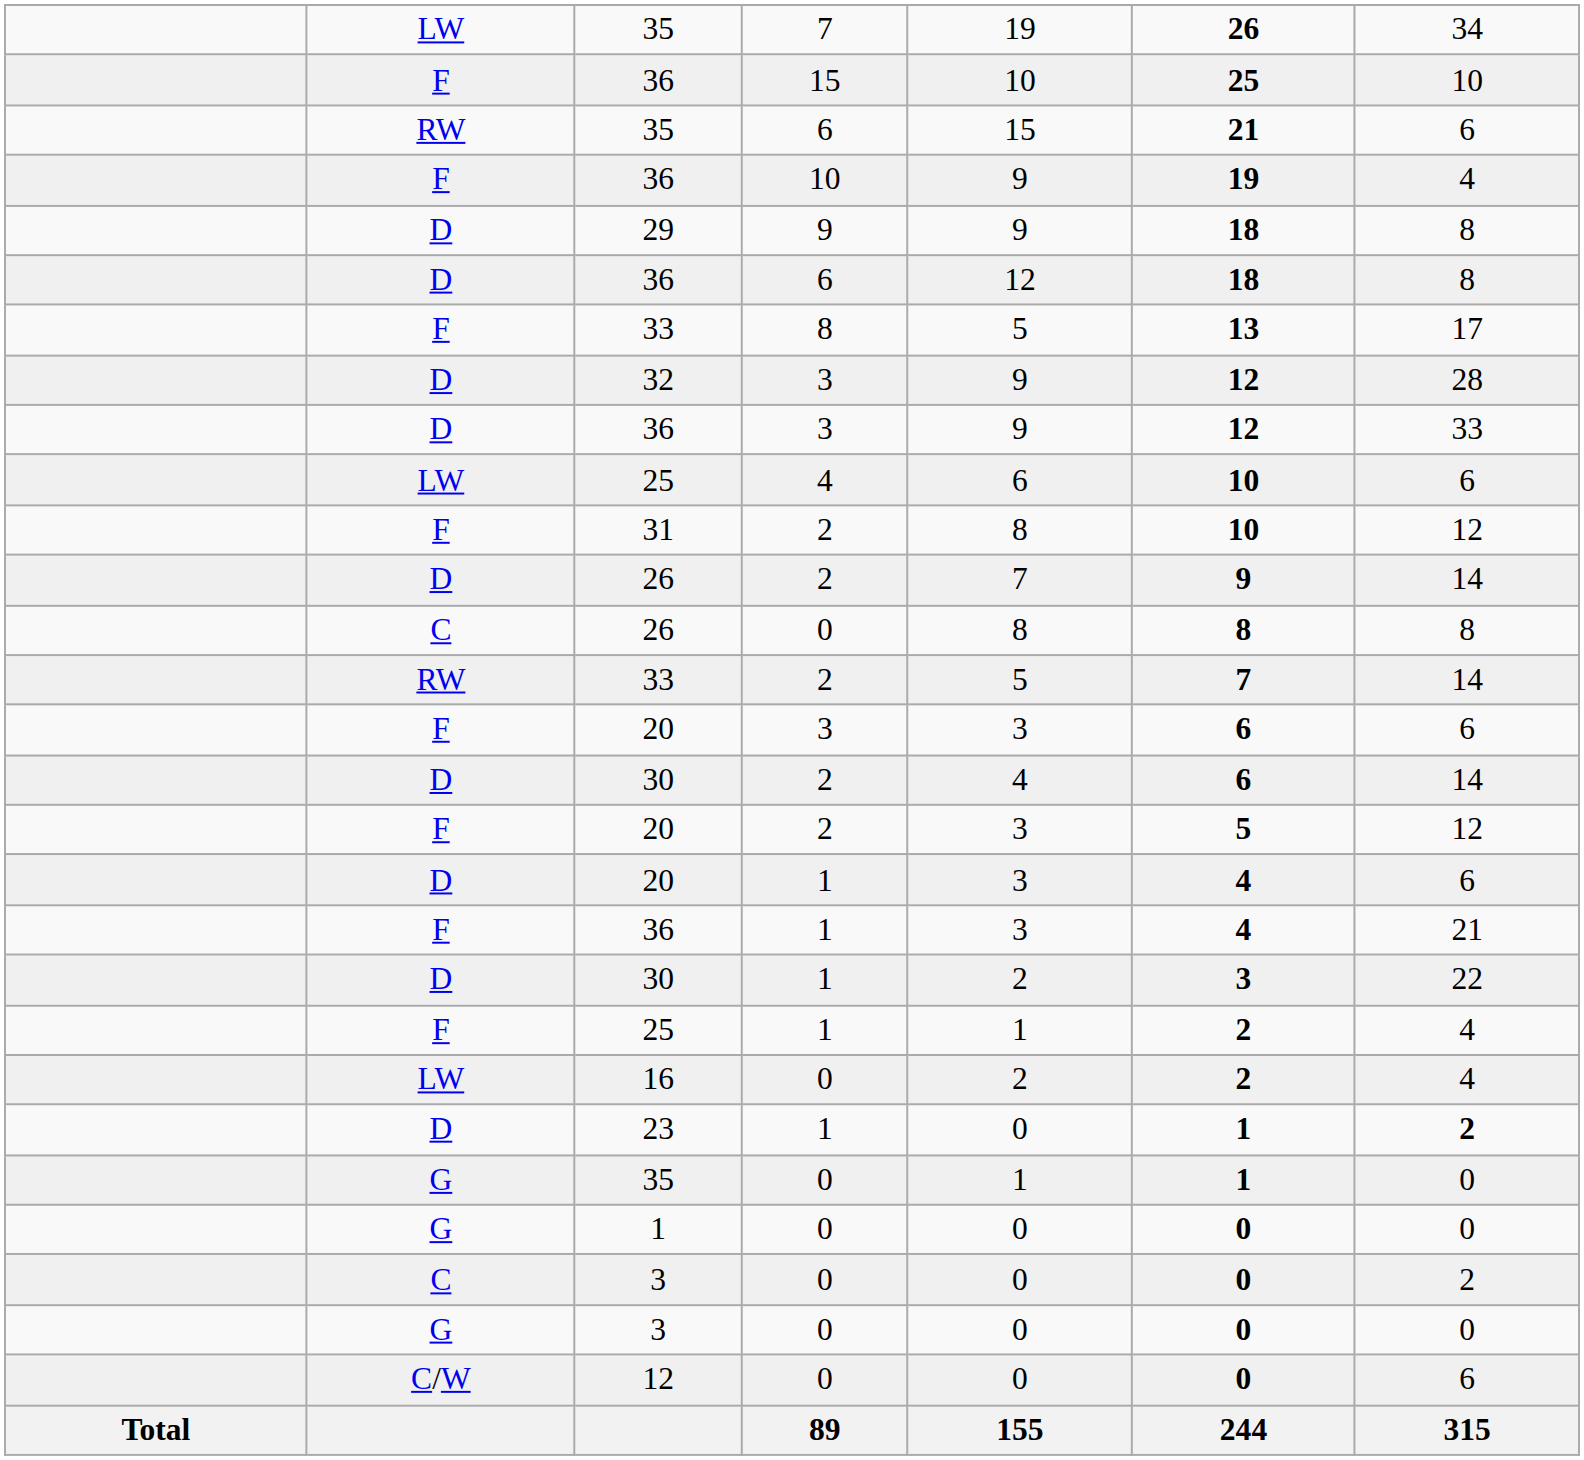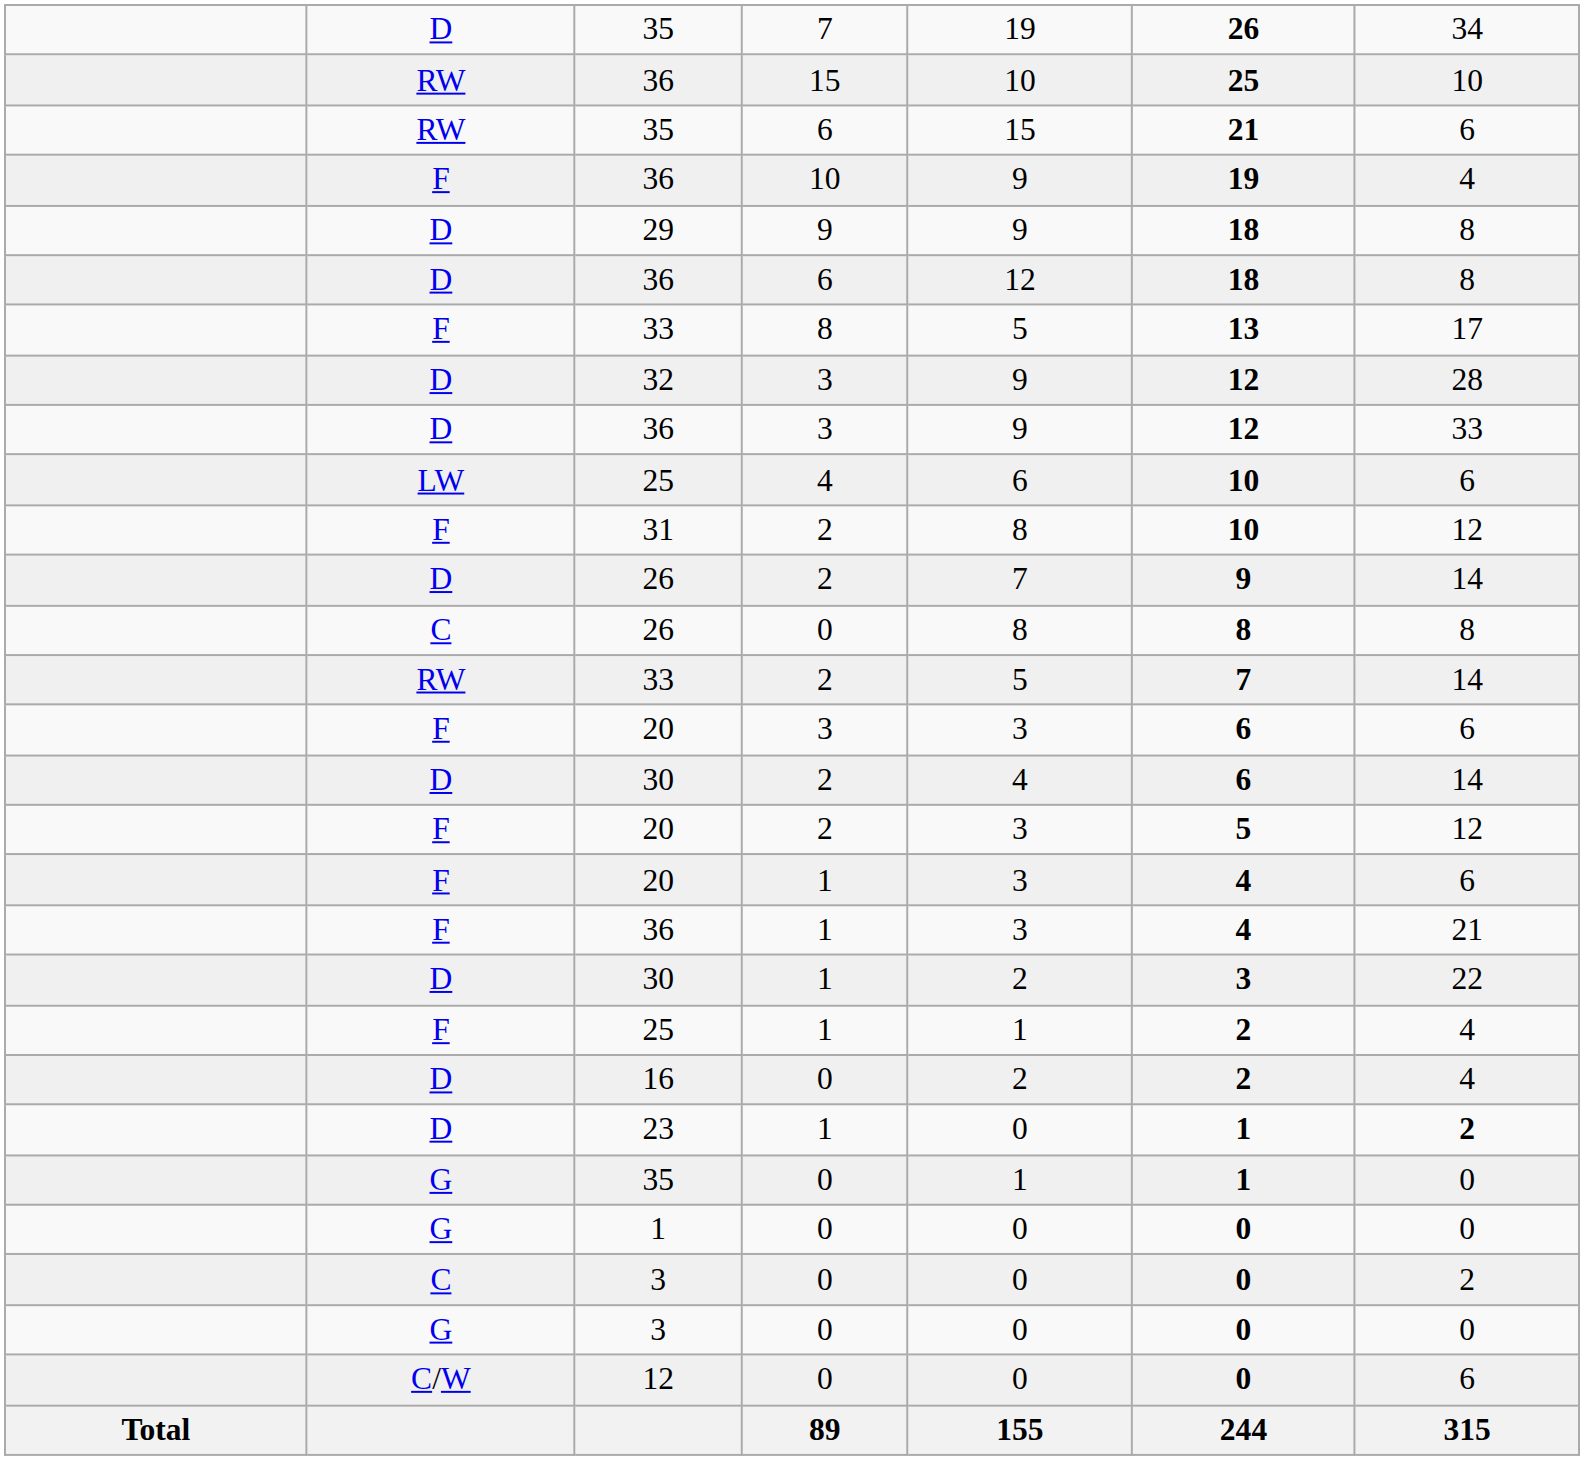(441, 29) LW -> (441, 29) D
(441, 79) F -> (441, 79) RW
(441, 879) D -> (441, 879) F
(441, 1079) LW -> (441, 1079) D
